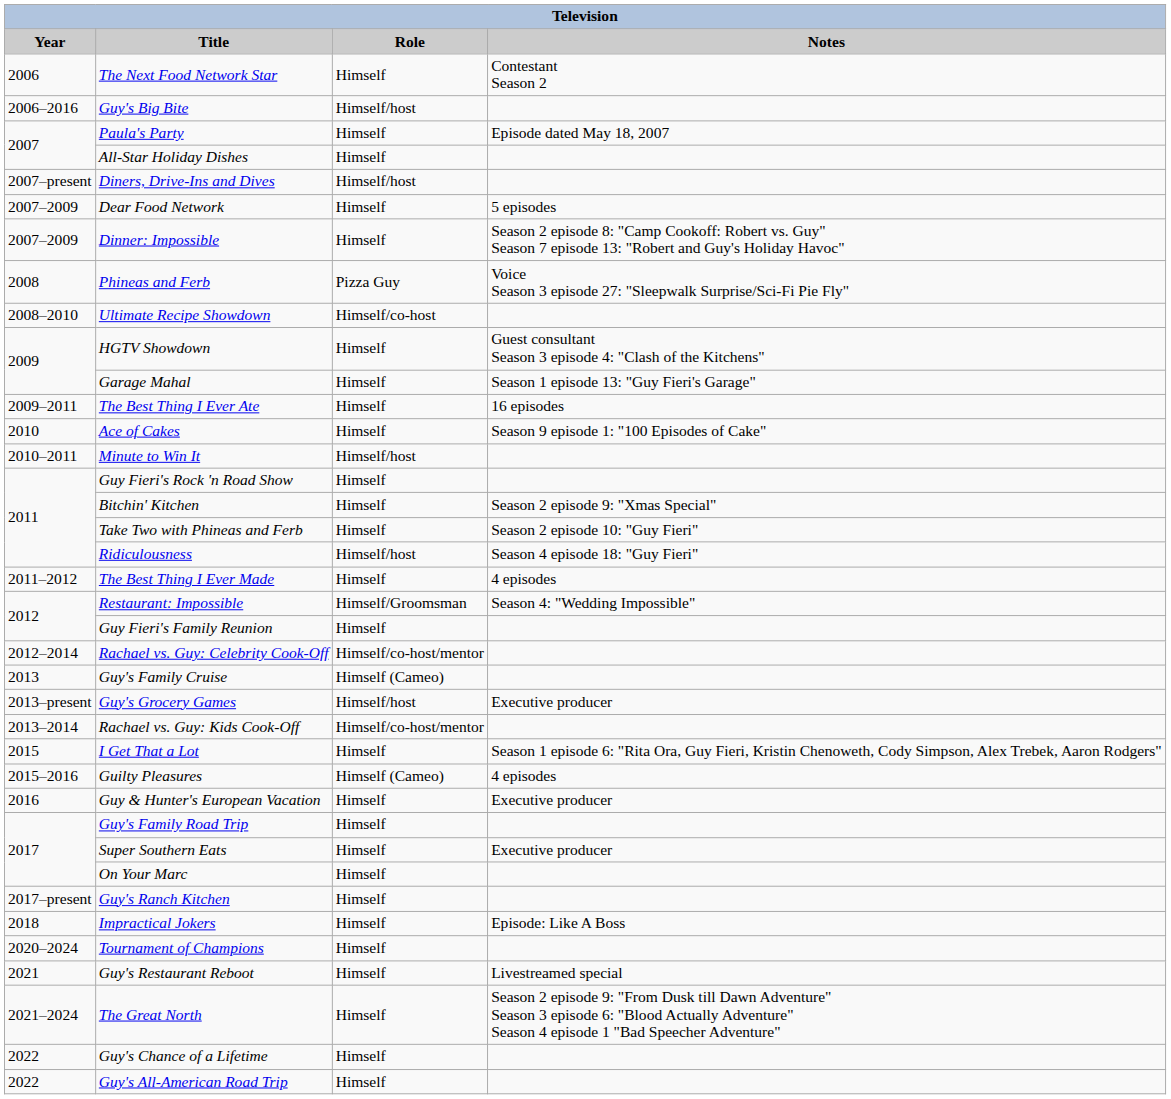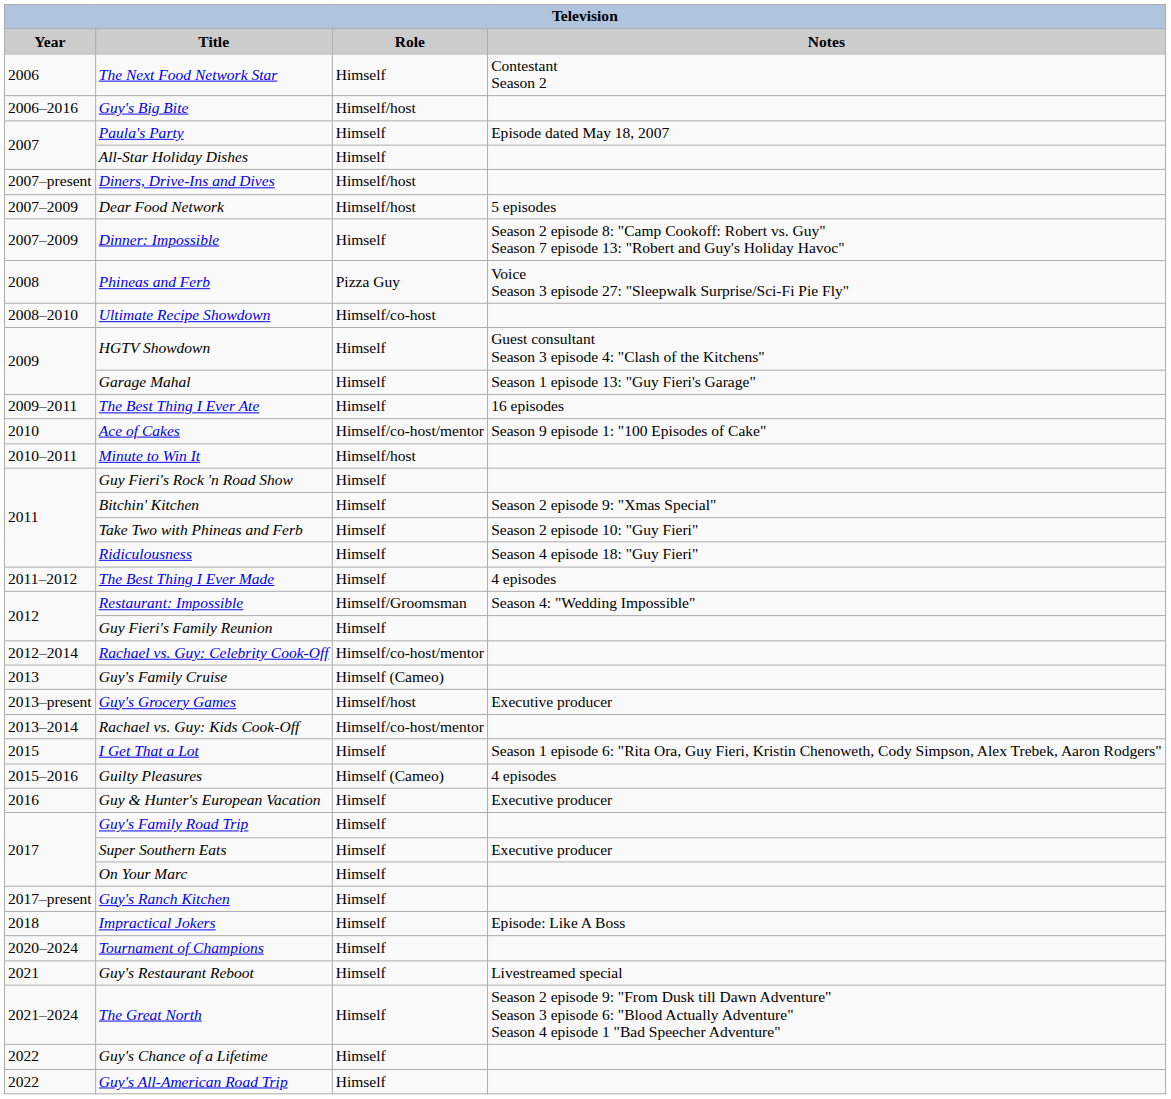(361, 206) Himself -> (376, 206) Himself/host
(361, 431) Himself -> (410, 431) Himself/co-host/mentor
(376, 554) Himself/host -> (361, 554) Himself
